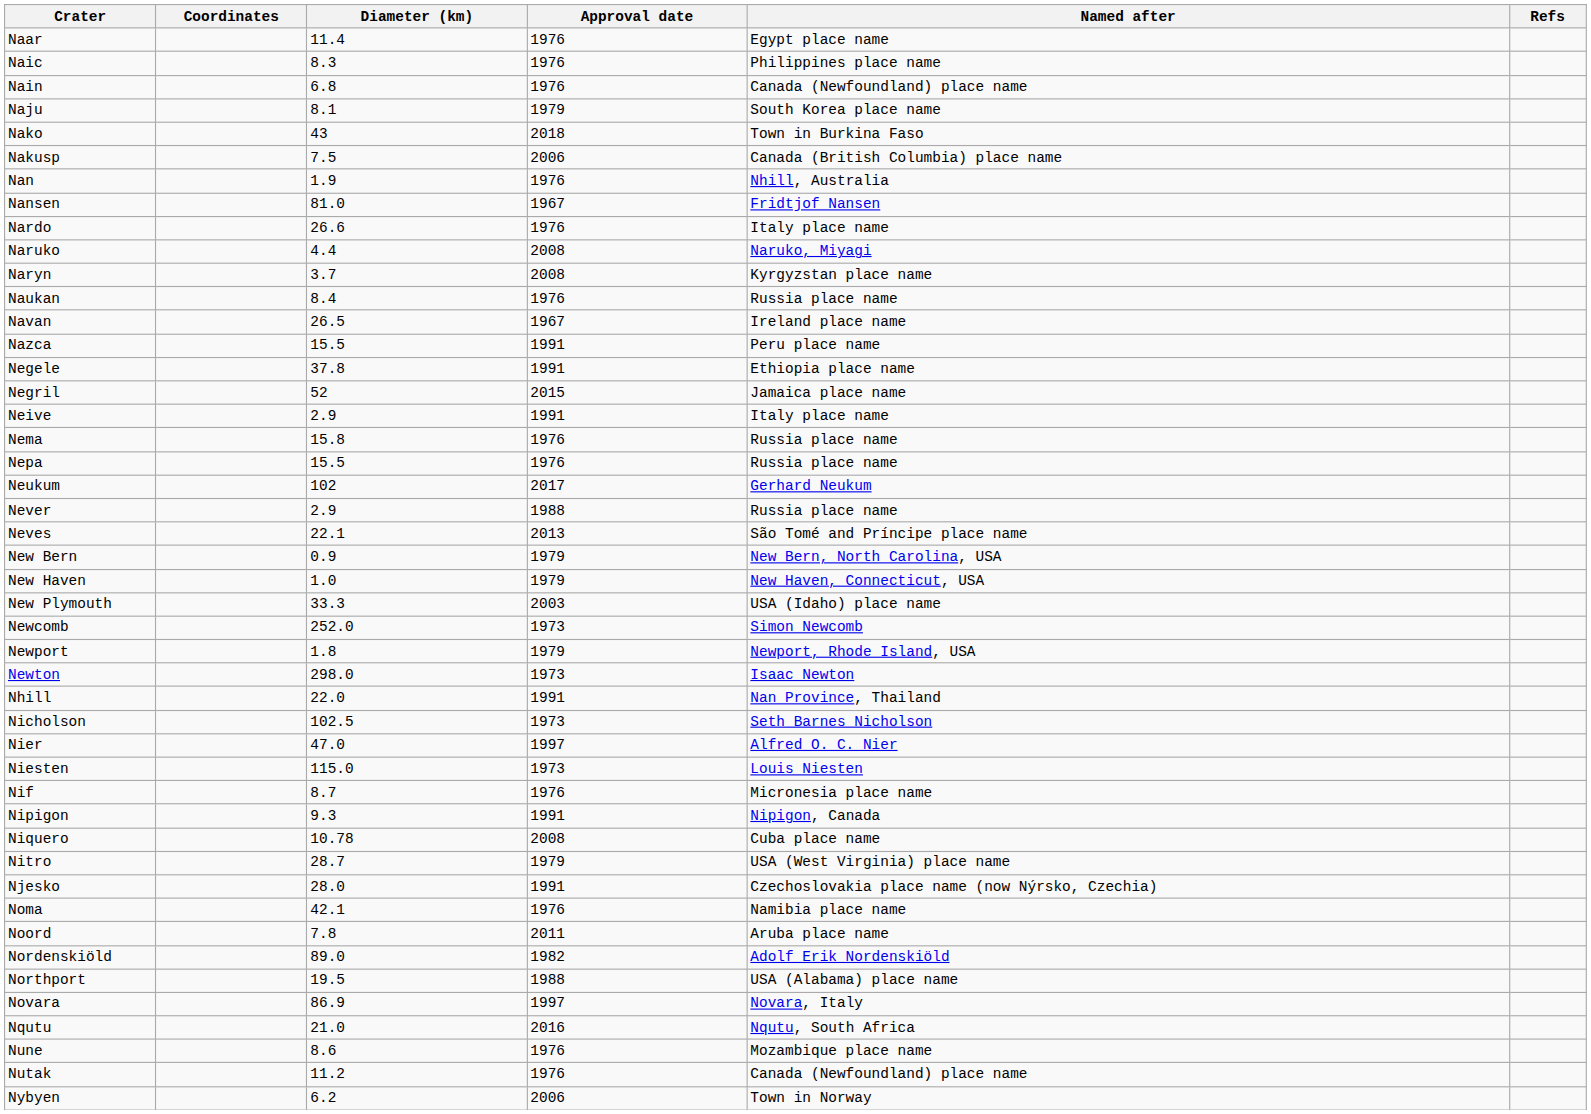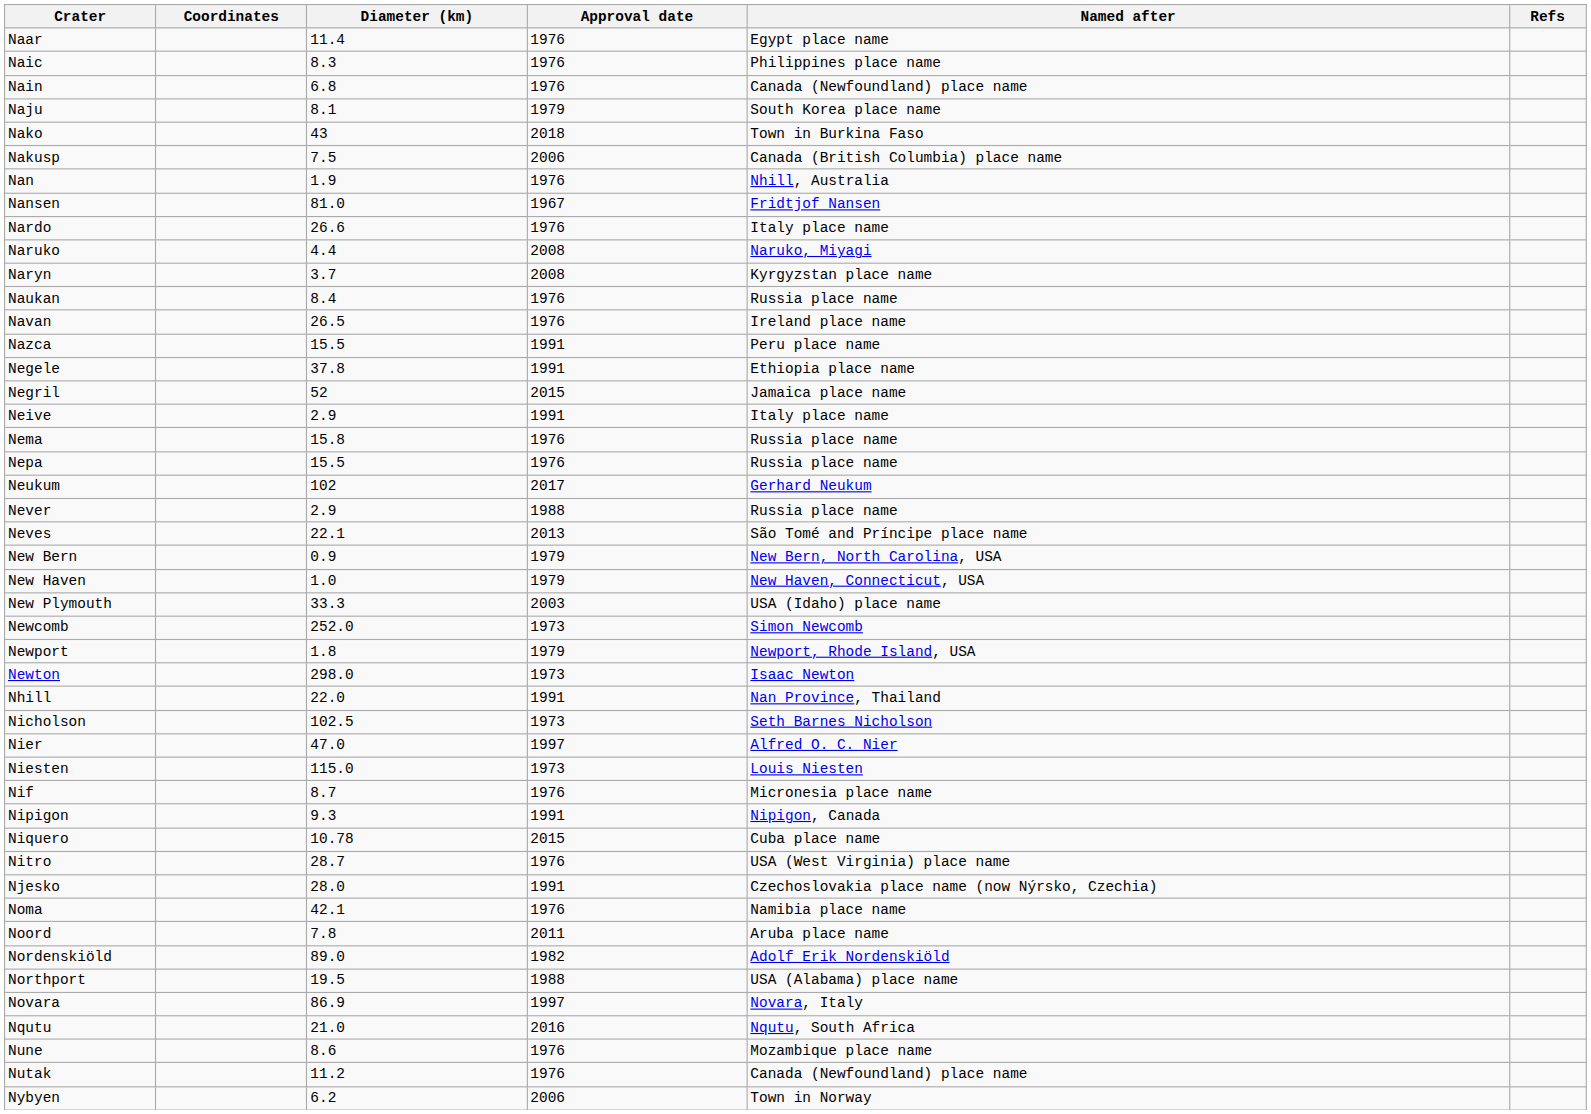(548, 322) 1967 -> (548, 322) 1976
(548, 839) 2008 -> (548, 839) 2015
(548, 863) 1979 -> (548, 863) 1976
